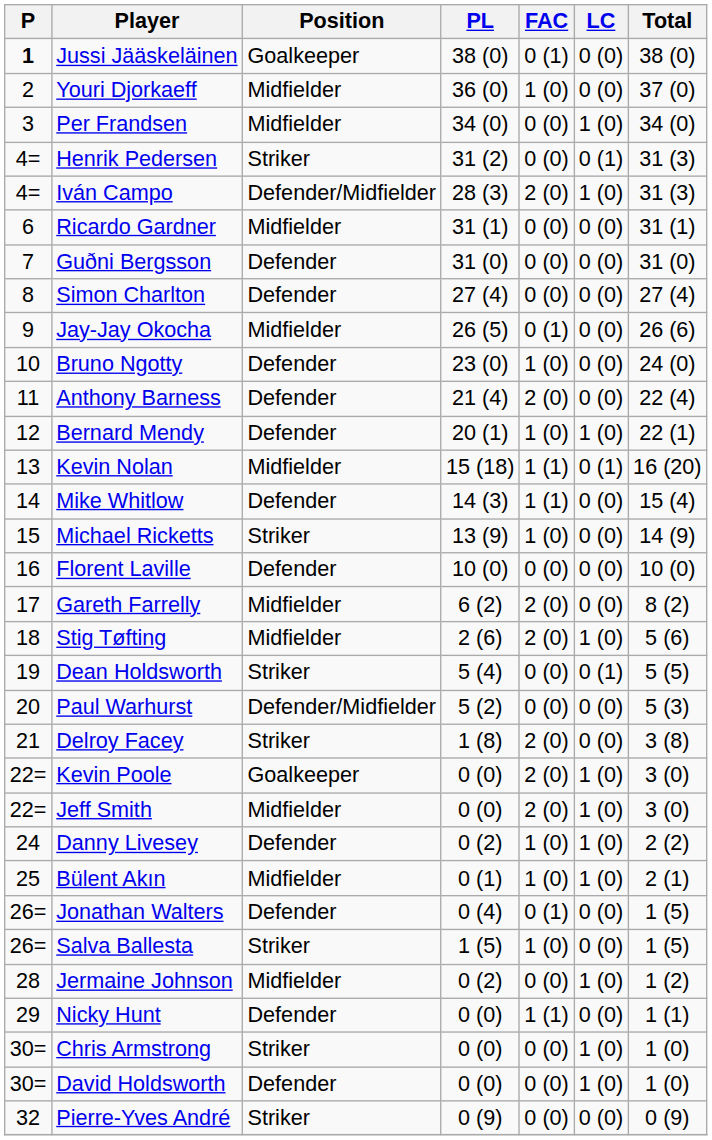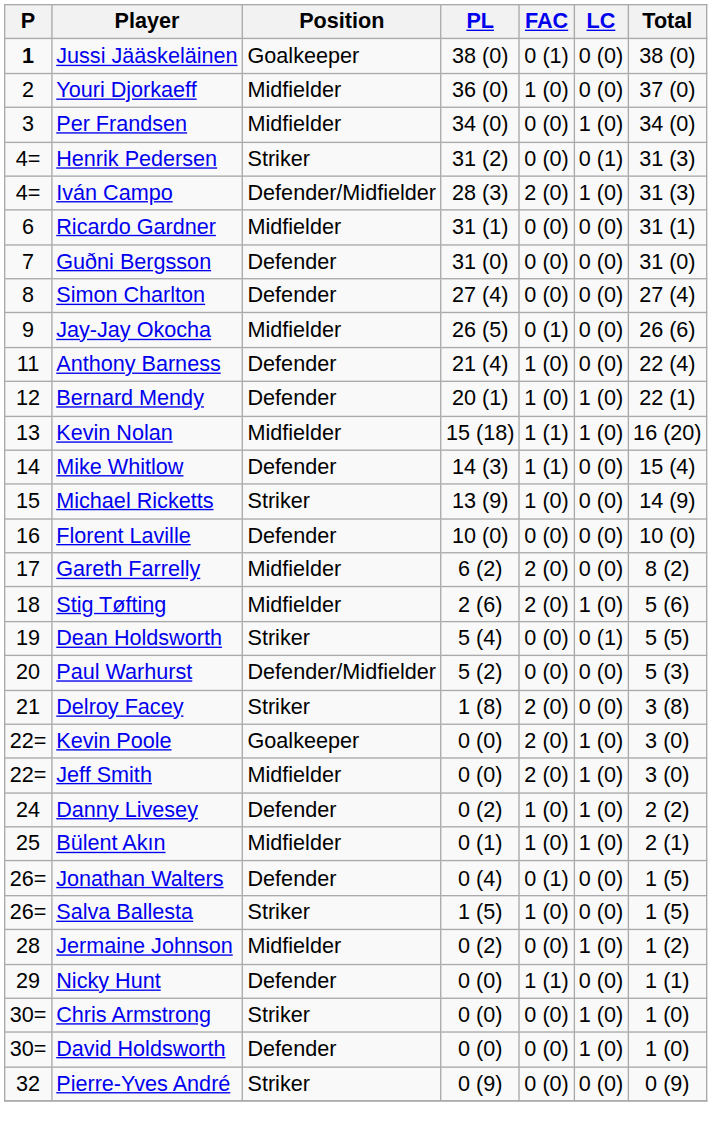- row: (119, 364)
(547, 398) 2 (0) -> (547, 364) 1 (0)
(601, 466) 0 (1) -> (601, 432) 1 (0)
